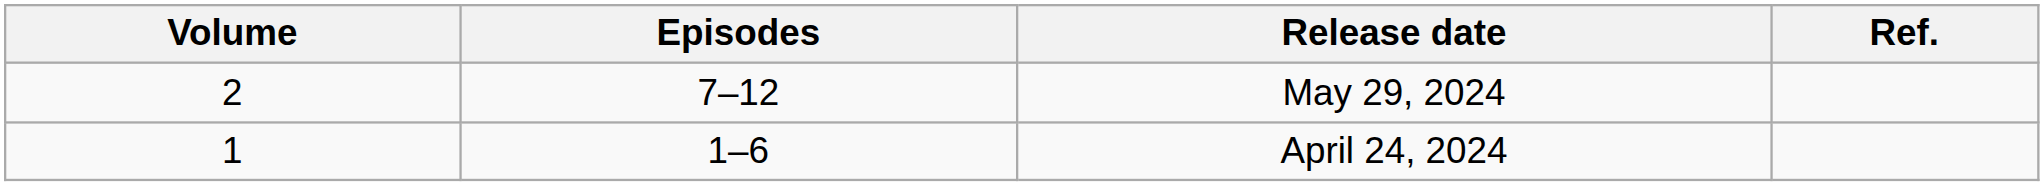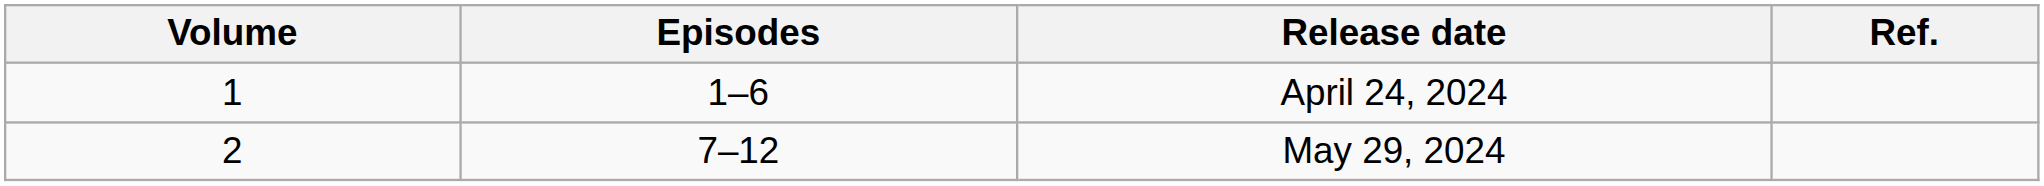rows swapped: (1394, 150) <-> (1394, 92)
